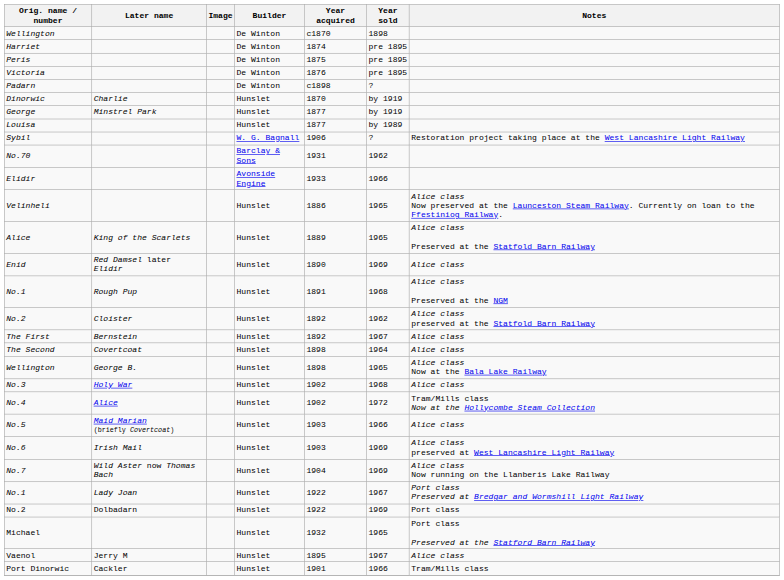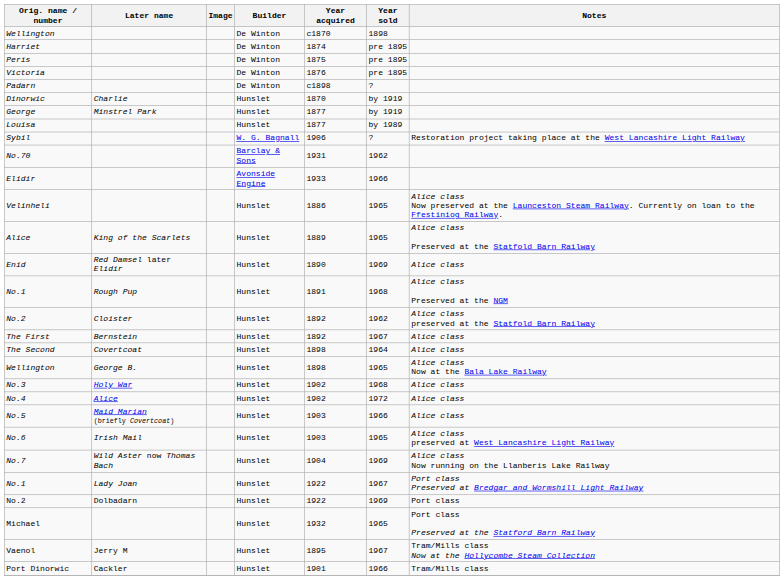(503, 403) Tram/Mills class Now at the Hollycombe Steam Collection -> (438, 398) Alice class
(378, 448) 1969 -> (378, 439) 1965
(438, 555) Alice class -> (503, 551) Tram/Mills class Now at the Hollycombe Steam Collection
